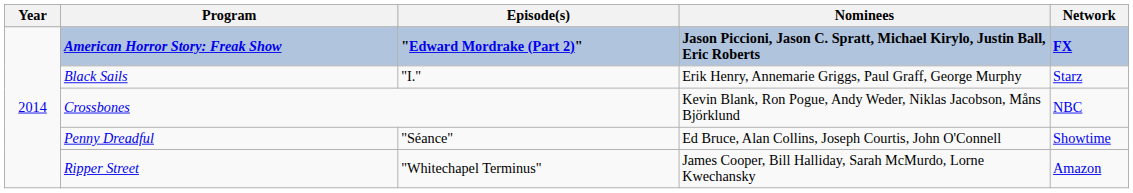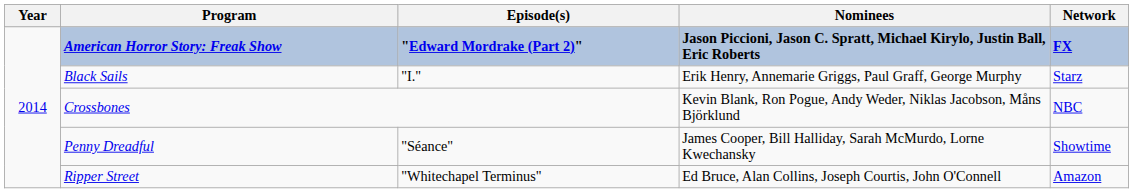(842, 138) Ed Bruce, Alan Collins, Joseph Courtis, John O'Connell -> (833, 146) James Cooper, Bill Halliday, Sarah McMurdo, Lorne Kwechansky
(833, 168) James Cooper, Bill Halliday, Sarah McMurdo, Lorne Kwechansky -> (842, 176) Ed Bruce, Alan Collins, Joseph Courtis, John O'Connell
